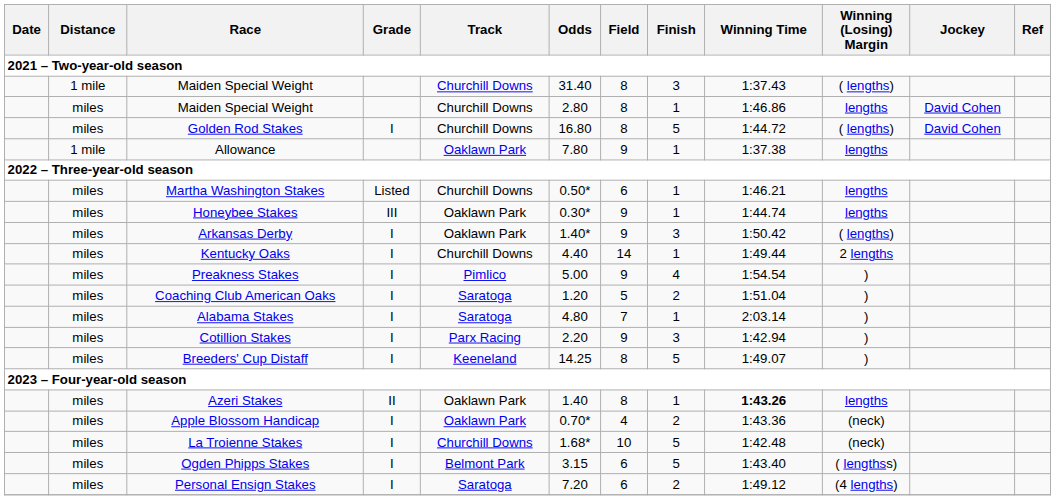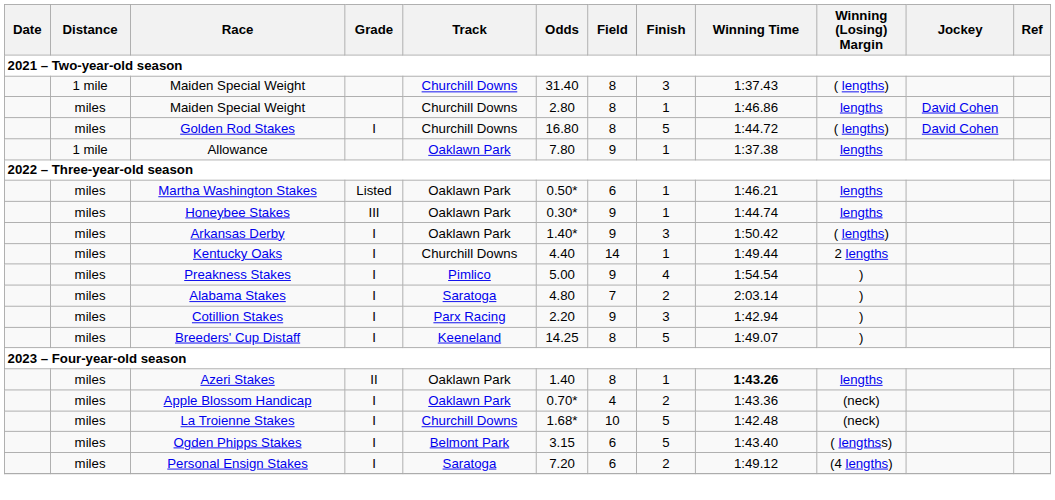(485, 191) Churchill Downs -> (469, 191) Oaklawn Park
- row: (88, 296)
(676, 317) 1 -> (666, 296) 2
